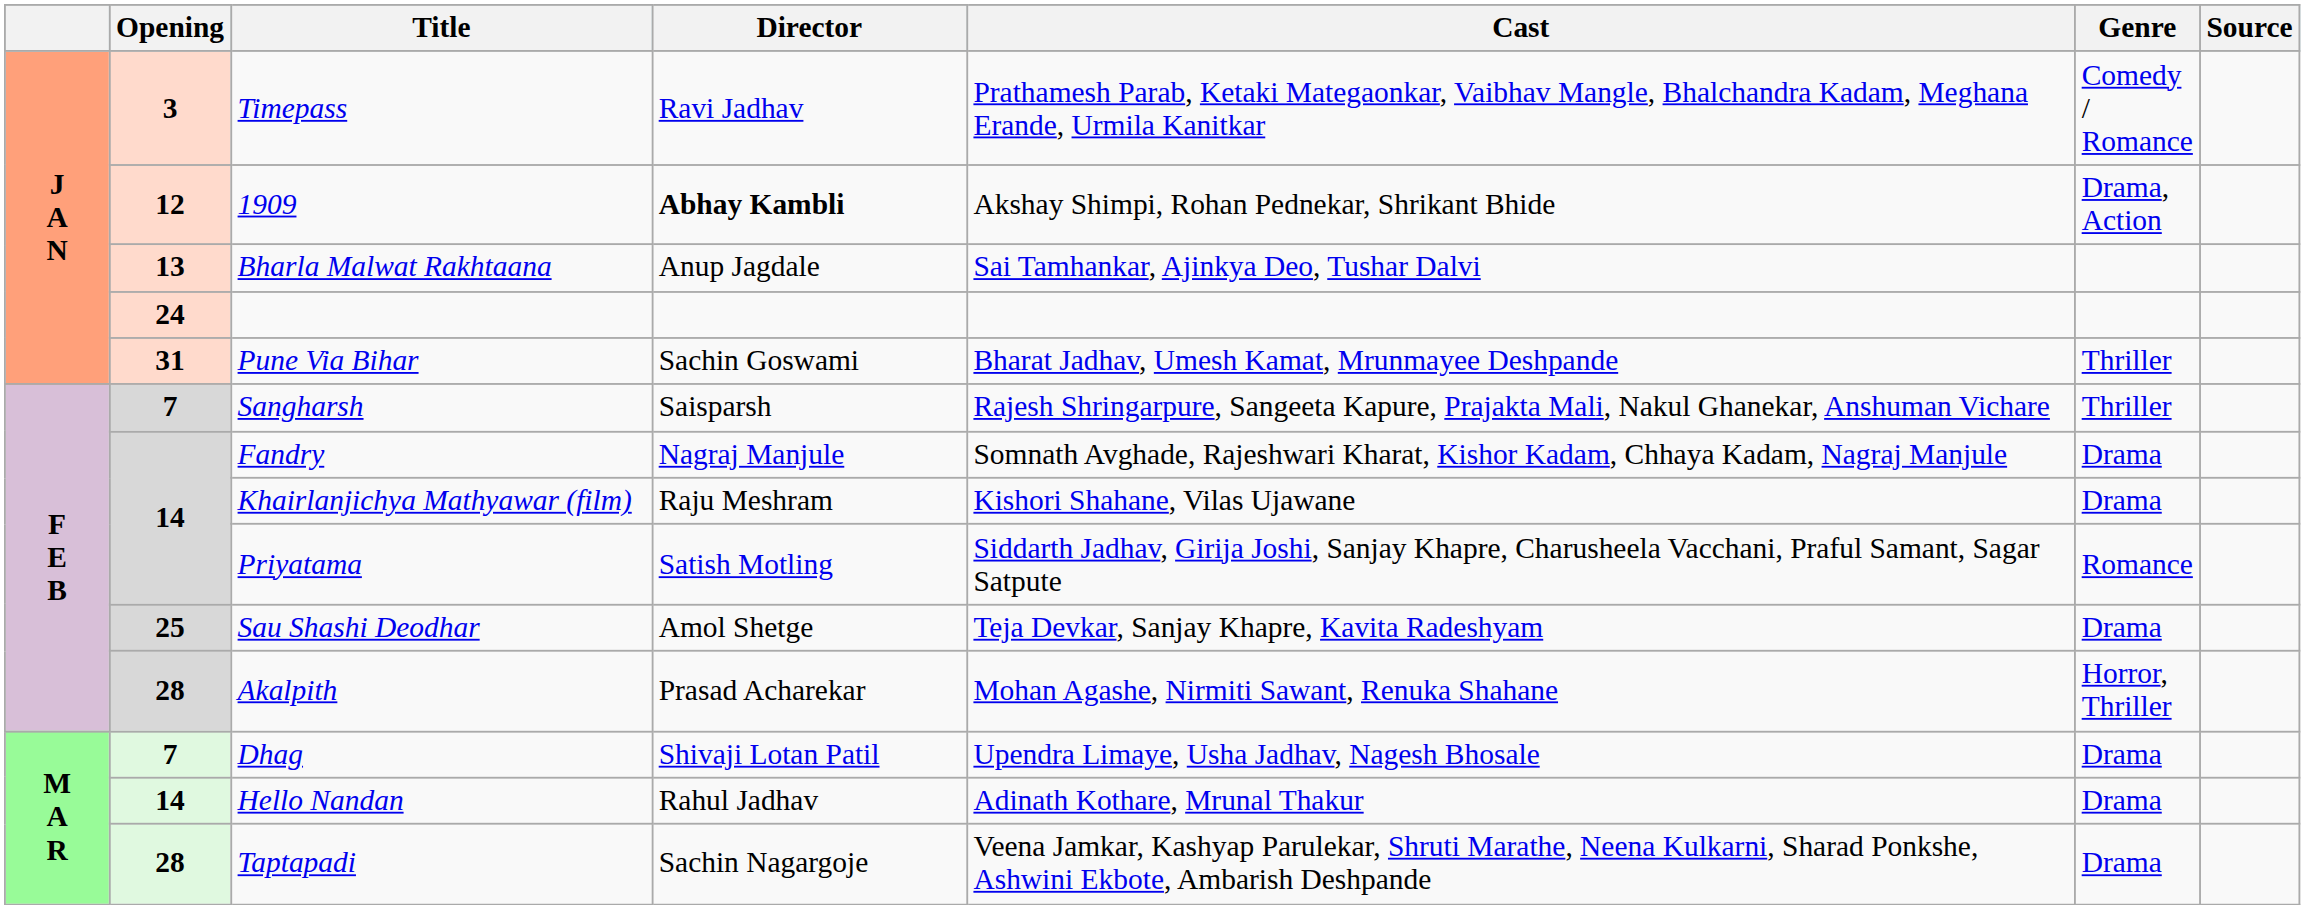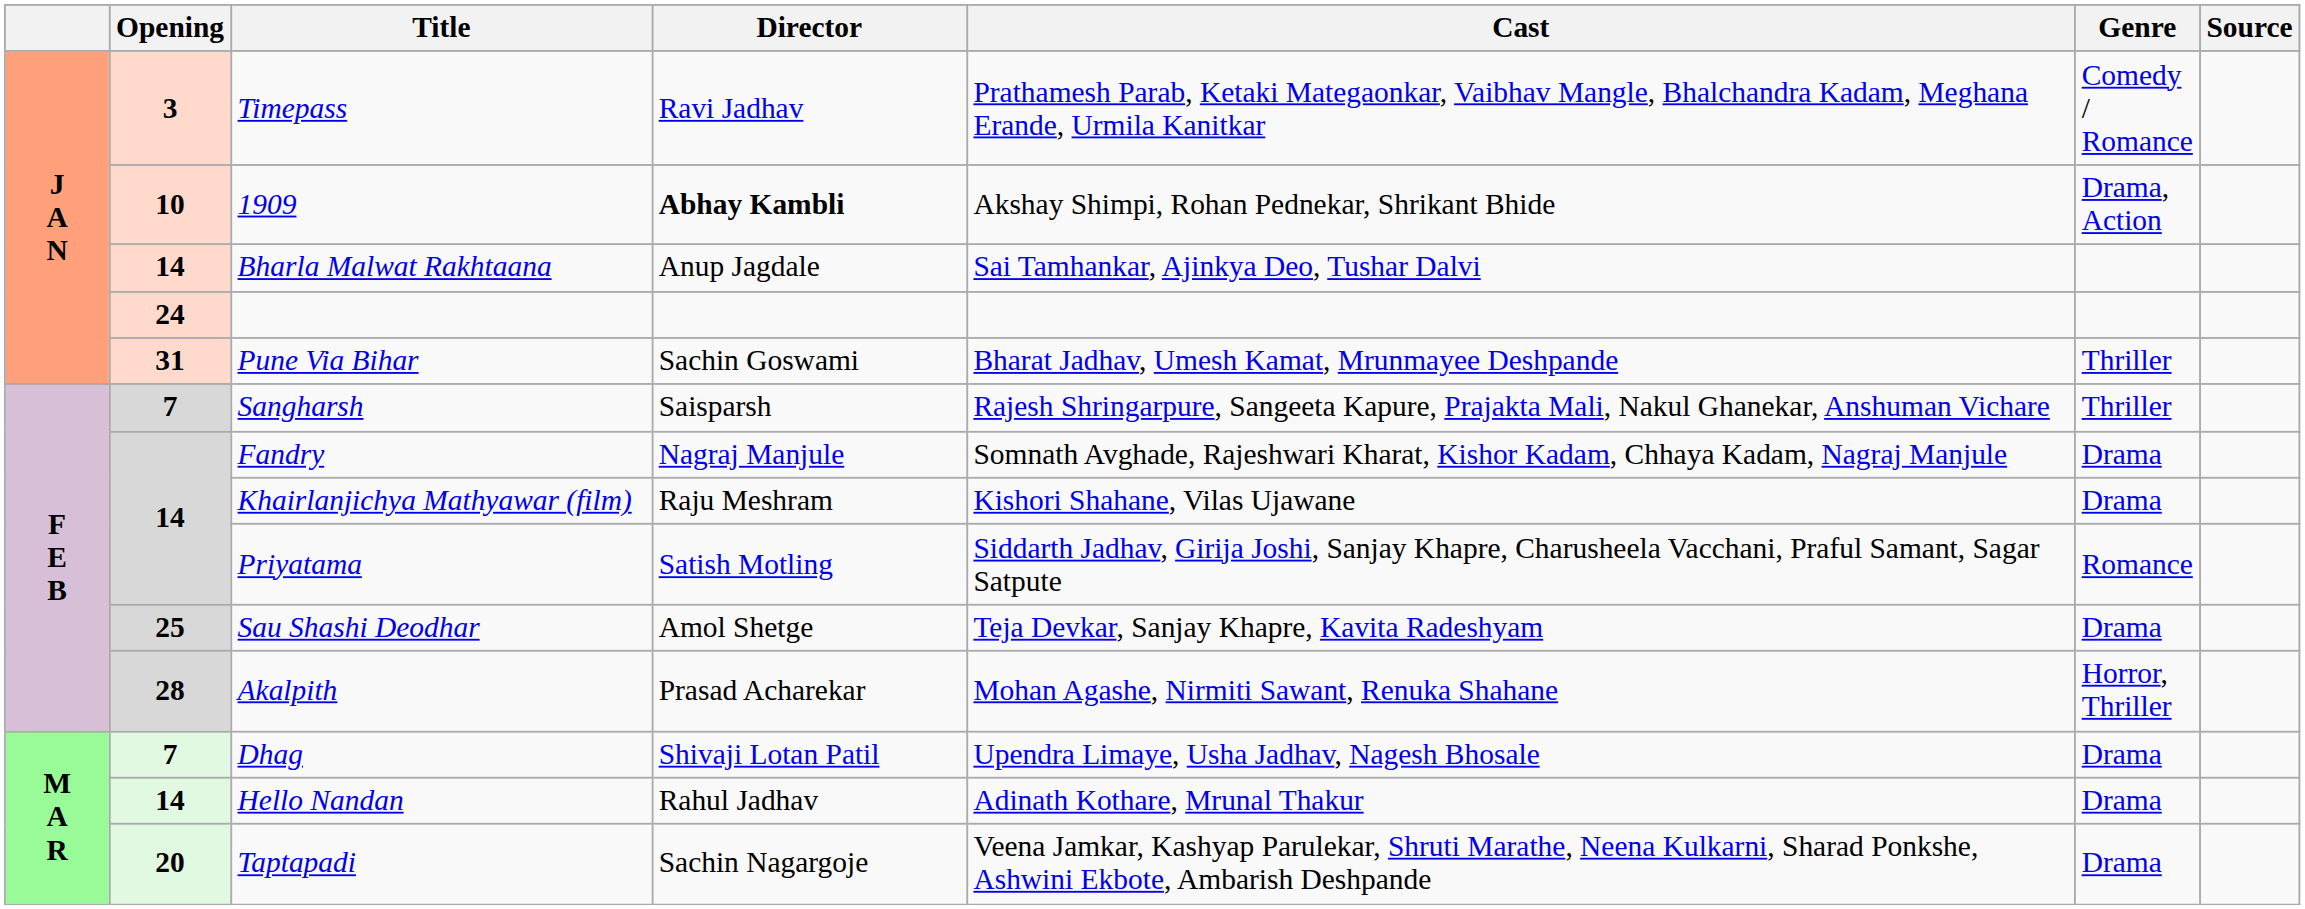(170, 204) 12 -> (170, 204) 10
(170, 267) 13 -> (170, 267) 14
(170, 863) 28 -> (170, 863) 20
